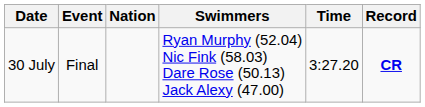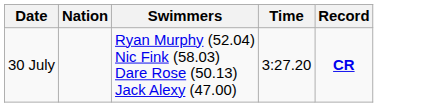- column: (82, 16)
